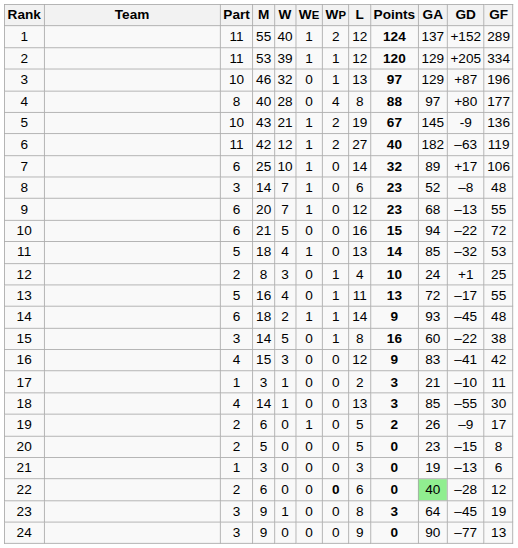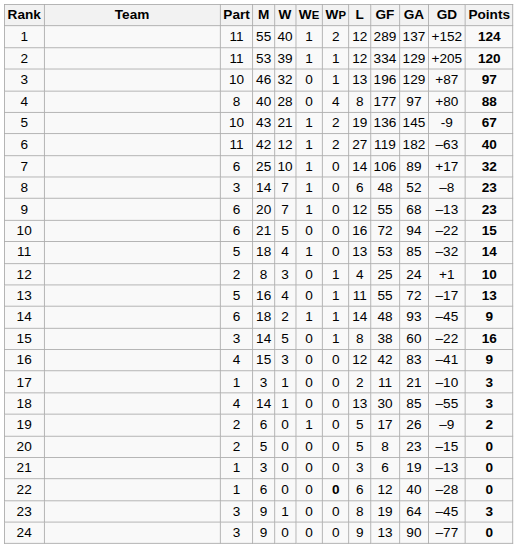columns swapped: (499, 15) <-> (394, 15)
(237, 489) 2 -> (237, 489) 1
(433, 489) lightgreen background -> (414, 489) no background
